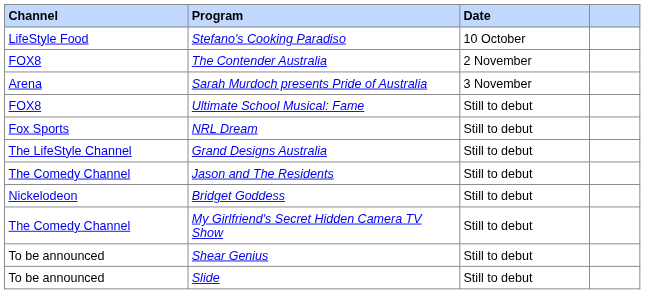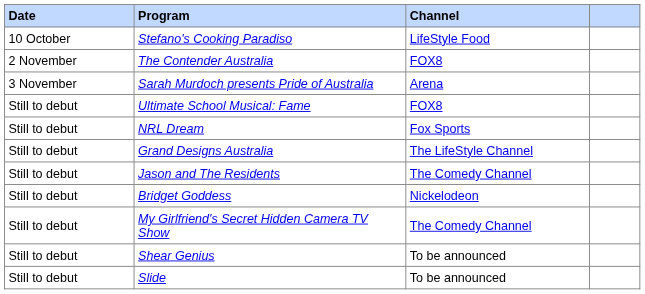columns swapped: (477, 16) <-> (33, 16)
